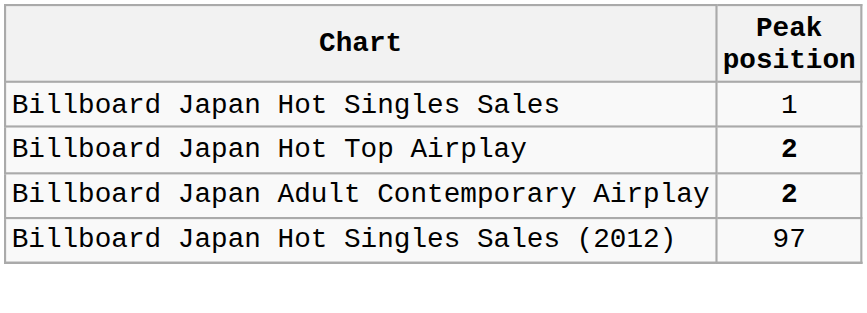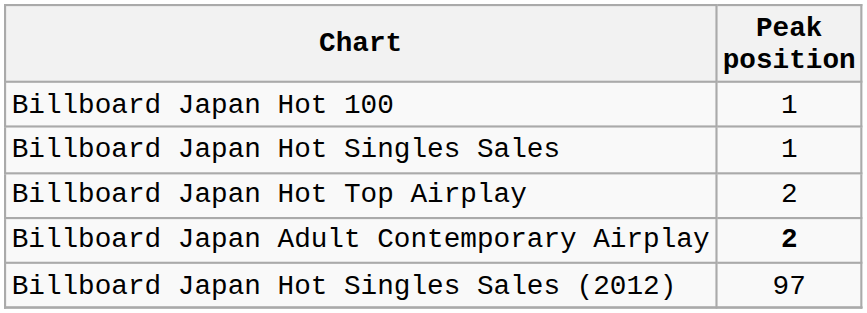+ row: (203, 105)
(789, 150) bold -> (789, 195) normal
